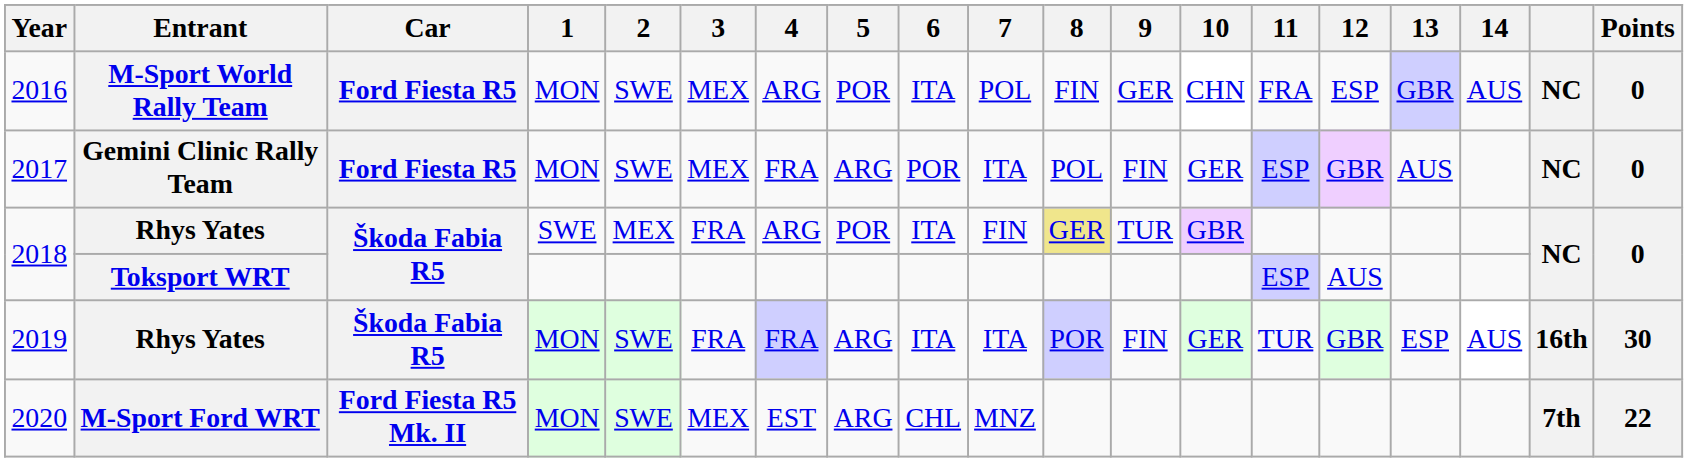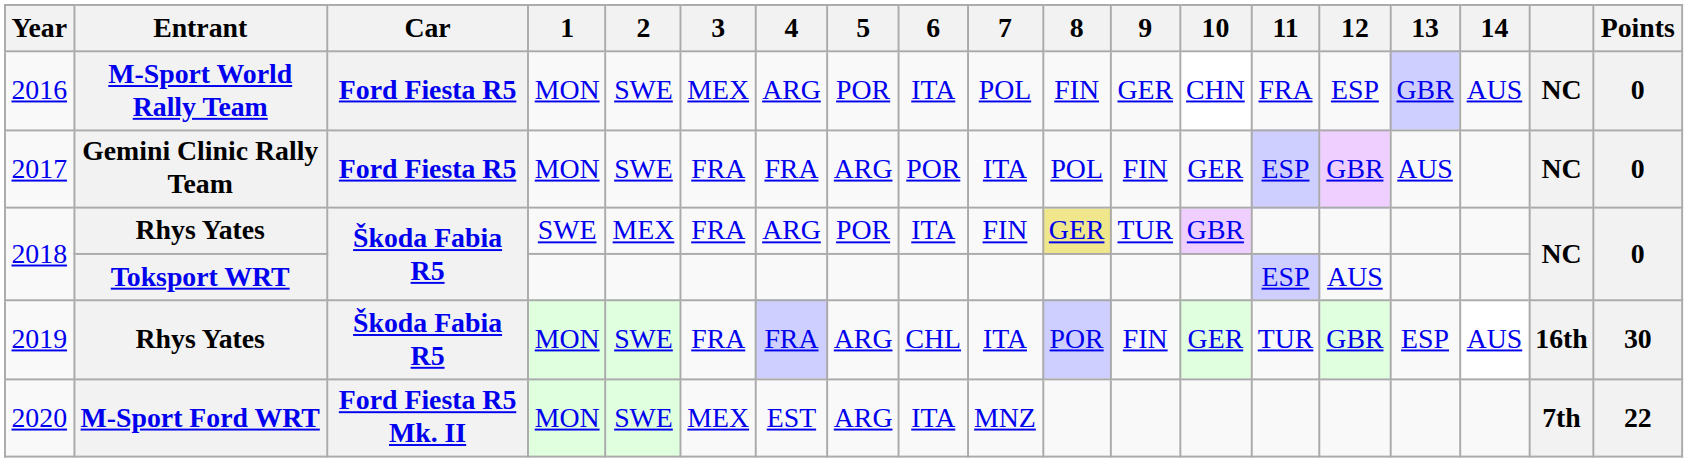(718, 168) MEX -> (718, 168) FRA
(933, 339) ITA -> (933, 339) CHL
(933, 417) CHL -> (933, 417) ITA
